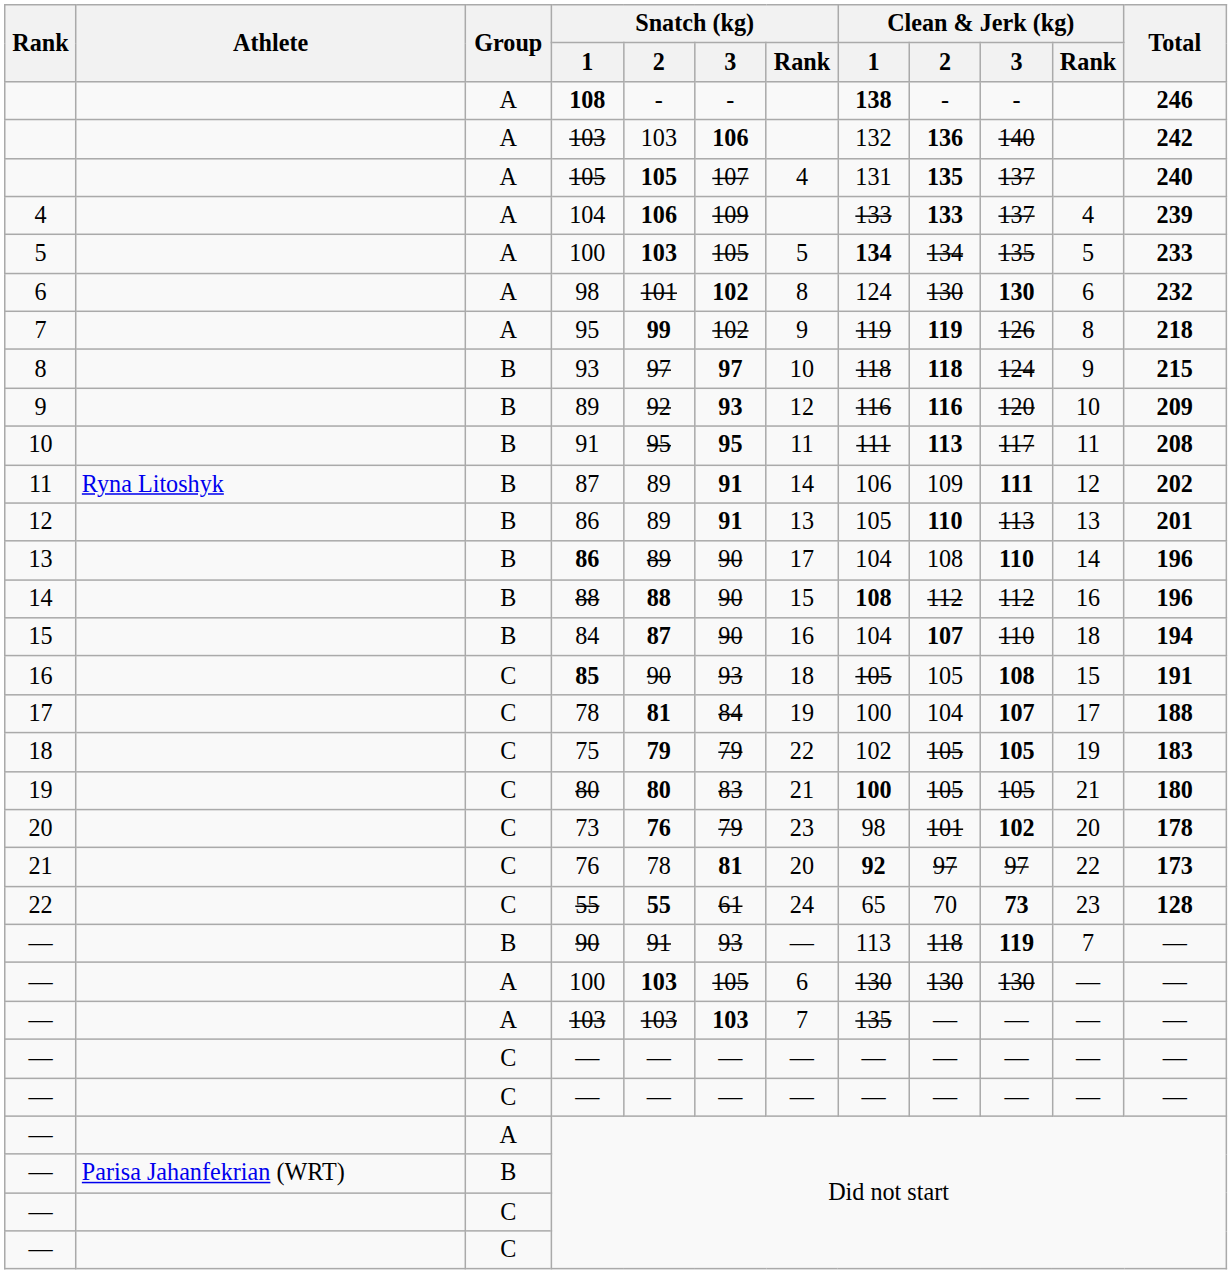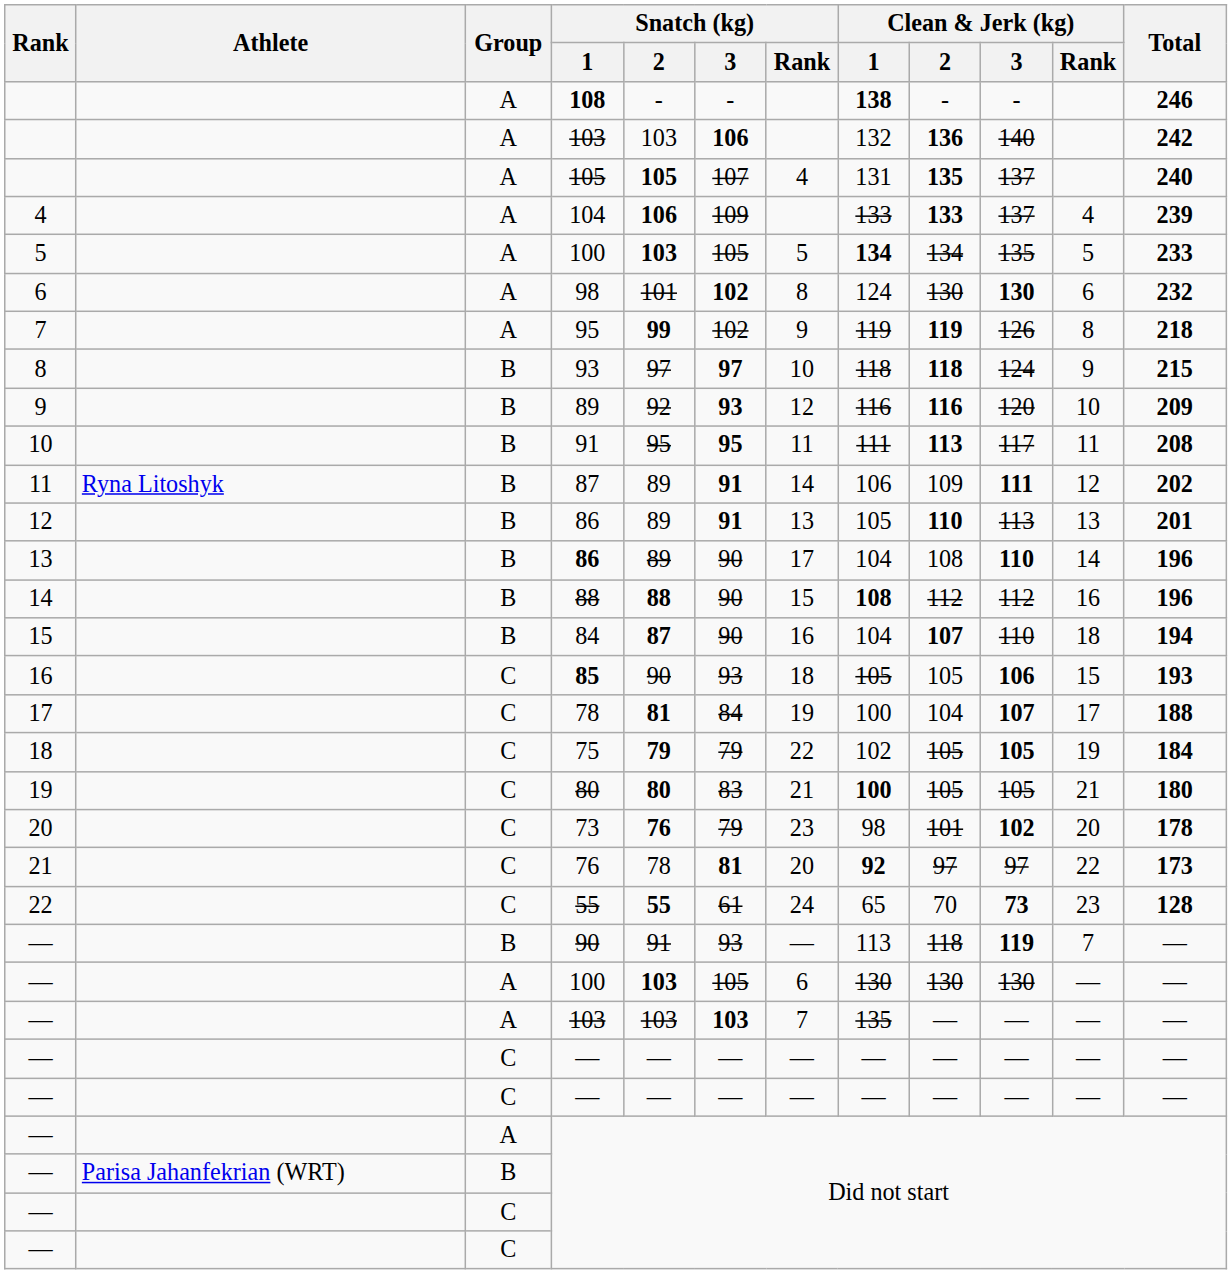(1017, 675) 108 -> (1017, 675) 106
(1175, 675) 191 -> (1175, 675) 193
(1175, 751) 183 -> (1175, 751) 184
